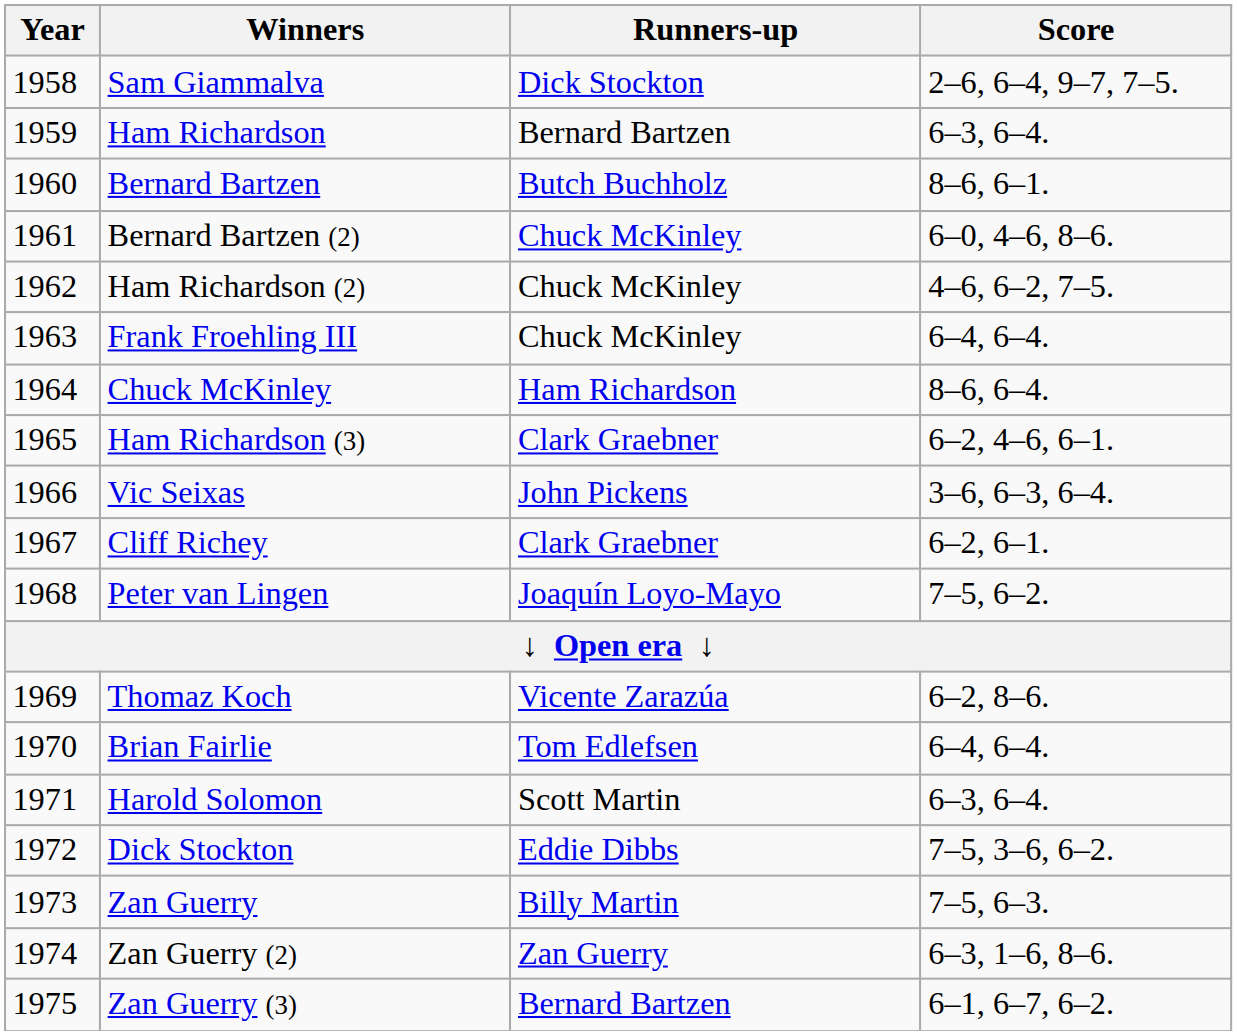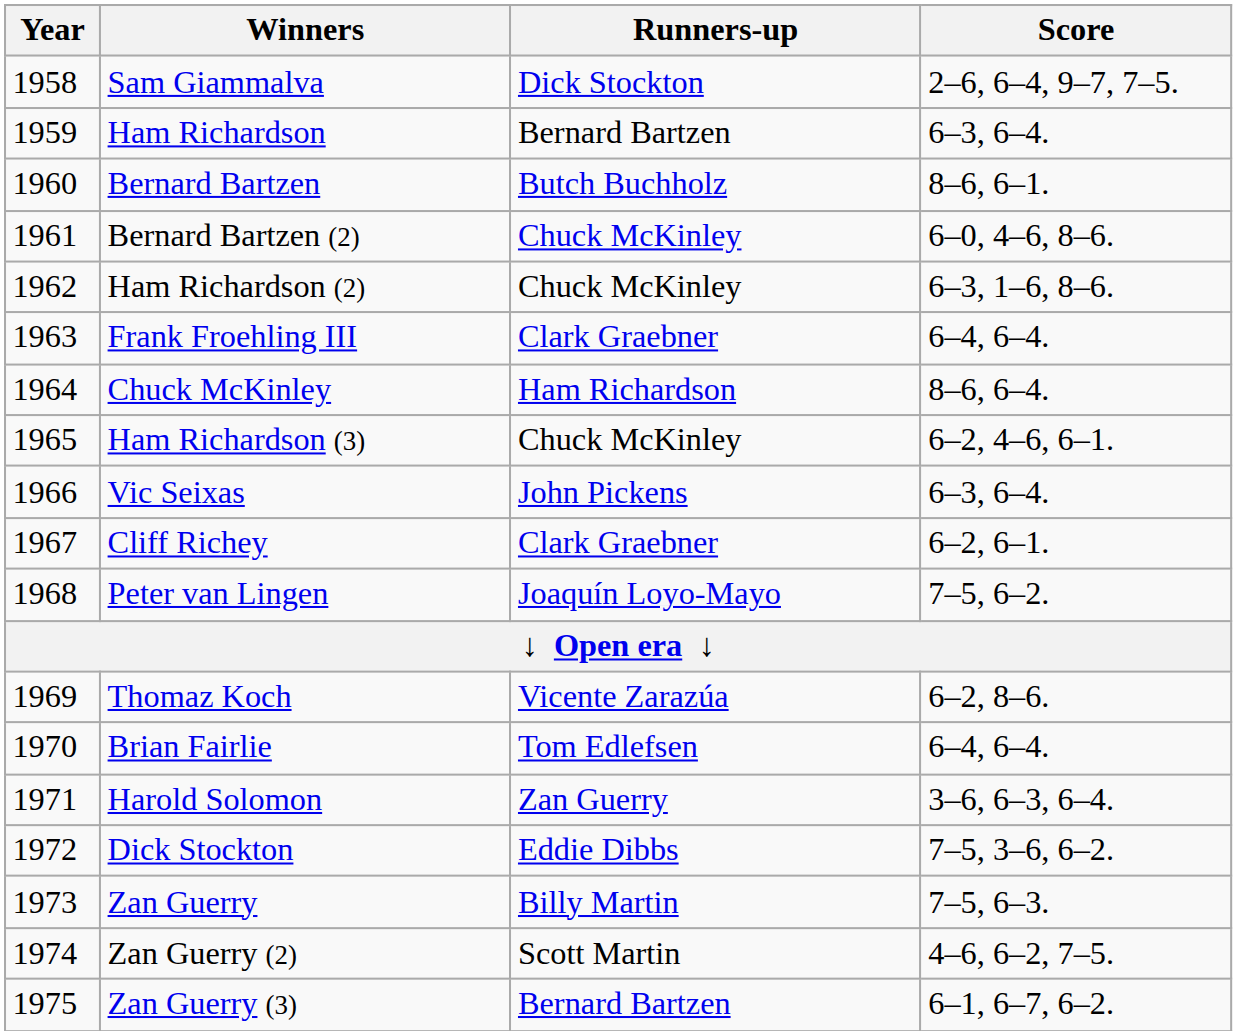(1021, 286) 4–6, 6–2, 7–5. -> (1021, 286) 6–3, 1–6, 8–6.
(630, 337) Chuck McKinley -> (618, 337) Clark Graebner
(618, 440) Clark Graebner -> (630, 440) Chuck McKinley
(1021, 491) 3–6, 6–3, 6–4. -> (989, 491) 6–3, 6–4.
(599, 798) Scott Martin -> (593, 798) Zan Guerry
(989, 798) 6–3, 6–4. -> (1021, 798) 3–6, 6–3, 6–4.
(593, 952) Zan Guerry -> (599, 952) Scott Martin
(1021, 952) 6–3, 1–6, 8–6. -> (1021, 952) 4–6, 6–2, 7–5.
